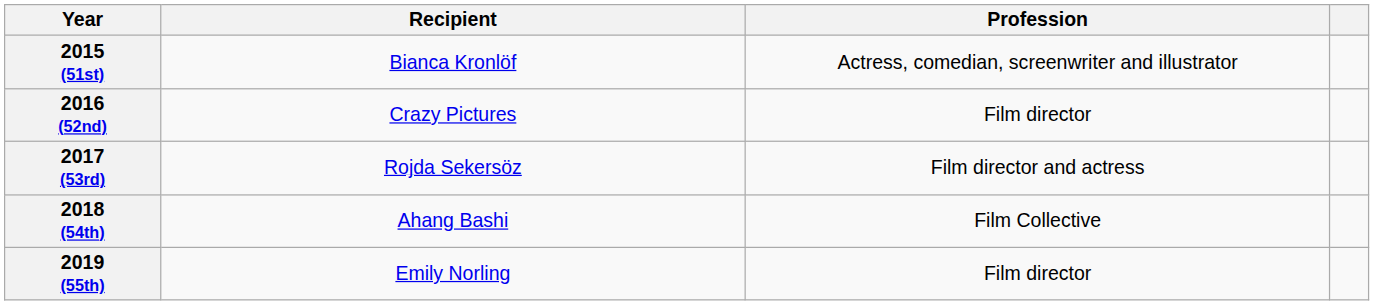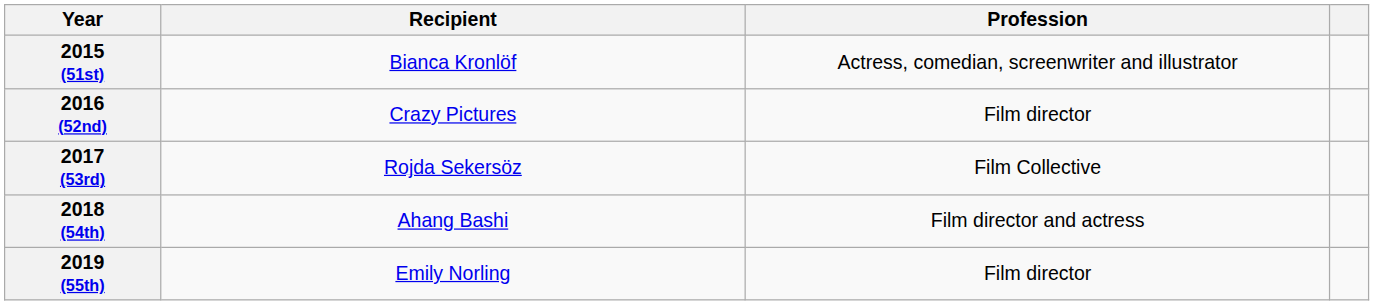(1038, 167) Film director and actress -> (1038, 167) Film Collective
(1038, 220) Film Collective -> (1038, 220) Film director and actress
